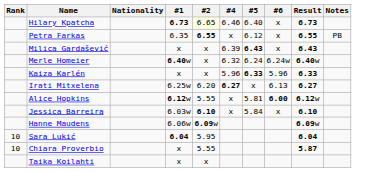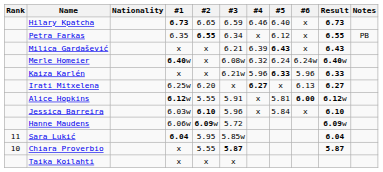+ column: (233, 11)
(206, 23) lightyellow background -> (206, 23) no background
(16, 137) 10 -> (16, 137) 11
